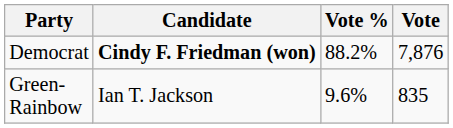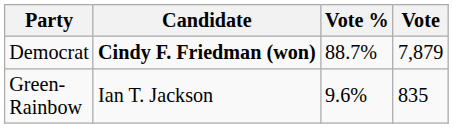(351, 52) 88.2% -> (351, 52) 88.7%
(421, 52) 7,876 -> (421, 52) 7,879
